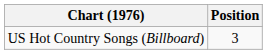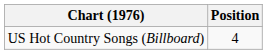(235, 37) 3 -> (235, 37) 4
